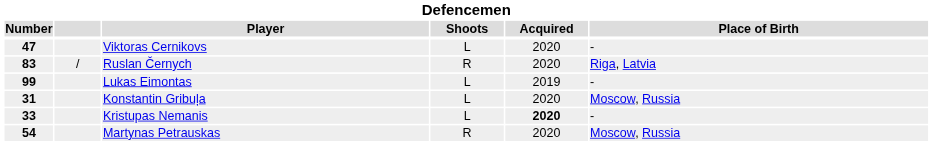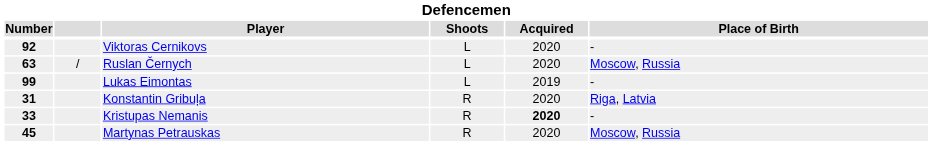(29, 47) 47 -> (29, 47) 92
(29, 64) 83 -> (29, 64) 63
(467, 64) R -> (467, 64) L
(623, 64) Riga, Latvia -> (635, 64) Moscow, Russia
(467, 98) L -> (467, 98) R
(635, 98) Moscow, Russia -> (623, 98) Riga, Latvia
(467, 116) L -> (467, 116) R
(29, 133) 54 -> (29, 133) 45
